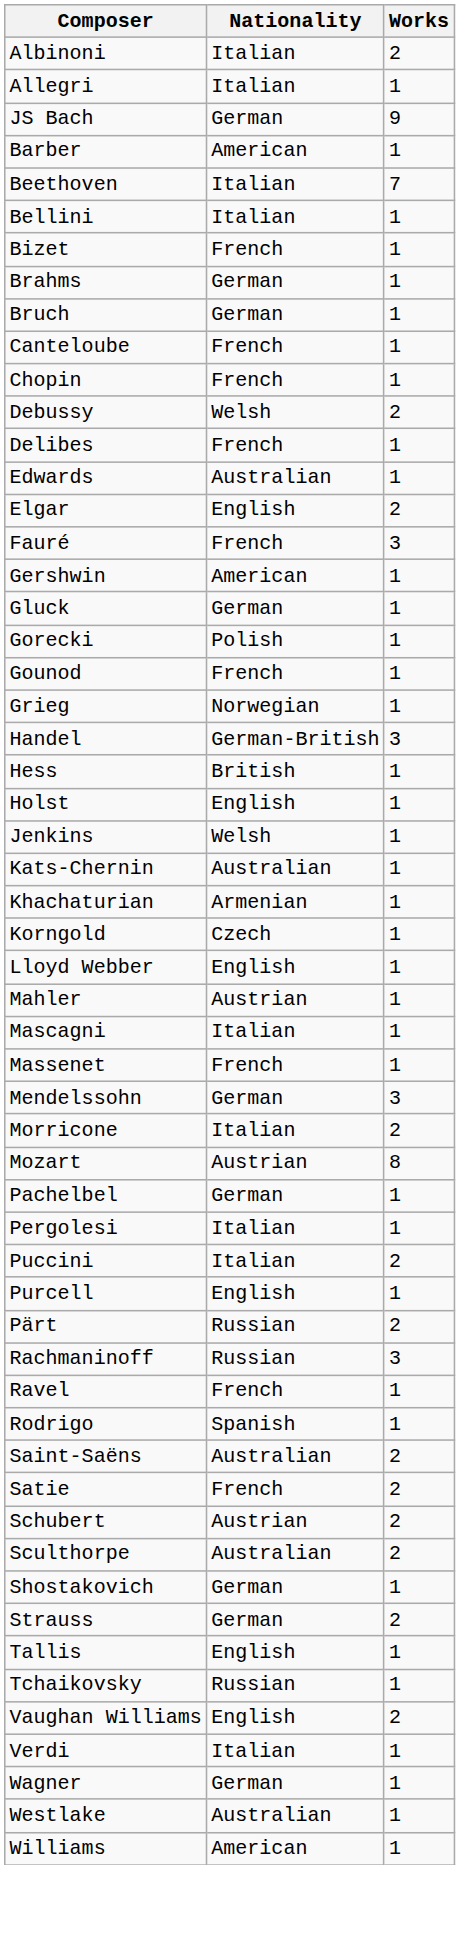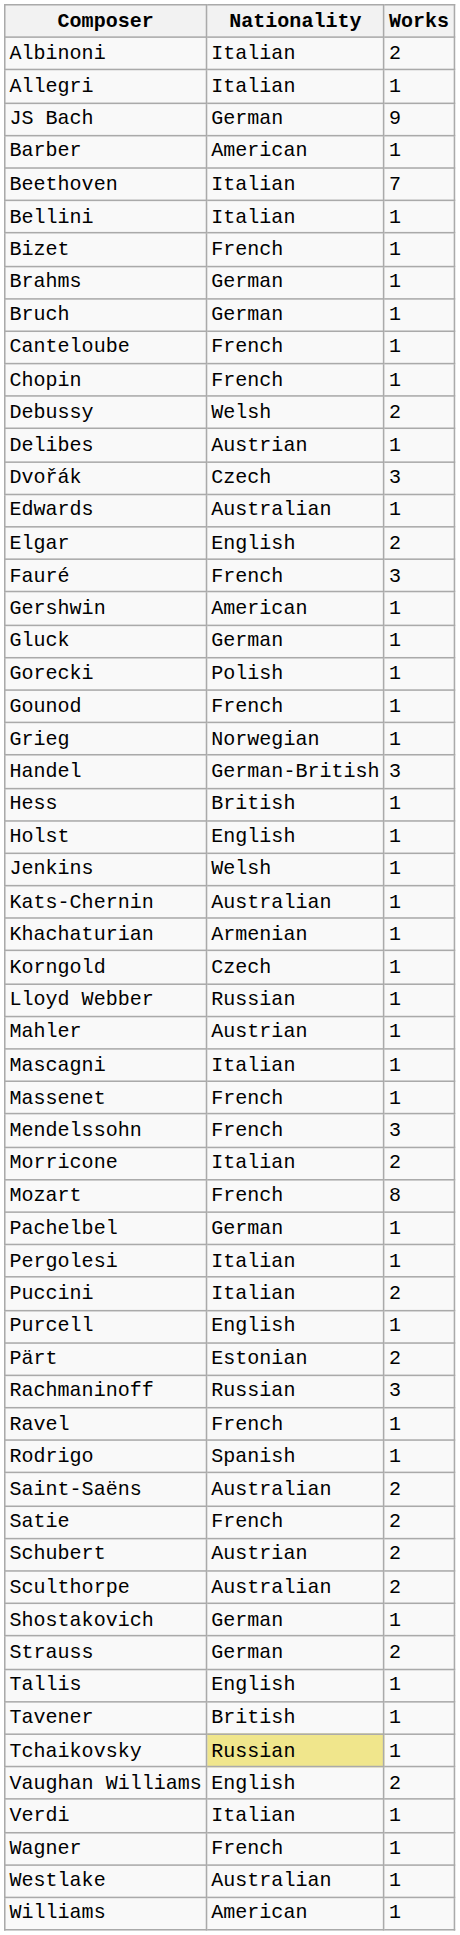(247, 445) French -> (259, 445) Austrian
+ row: (46, 478)
(253, 967) English -> (253, 1000) Russian
(247, 1098) German -> (247, 1130) French
(259, 1163) Austrian -> (247, 1196) French
(253, 1326) Russian -> (259, 1359) Estonian
+ row: (52, 1718)
(253, 1685) no background -> (253, 1750) khaki background
(247, 1783) German -> (247, 1848) French
